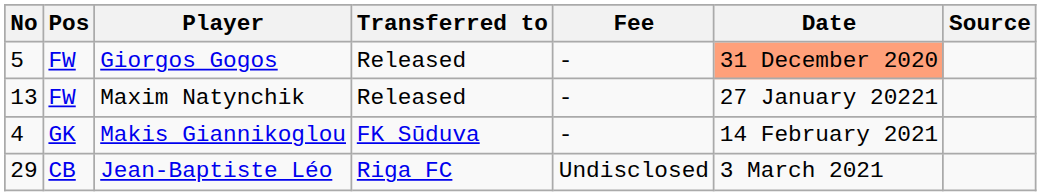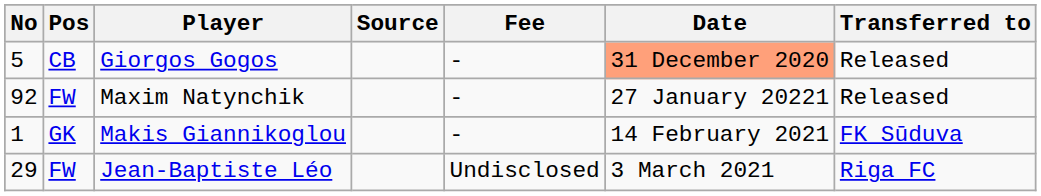columns swapped: (452, 23) <-> (990, 23)
(62, 60) FW -> (62, 60) CB
(24, 98) 13 -> (24, 98) 92
(17, 135) 4 -> (17, 135) 1
(62, 172) CB -> (62, 172) FW
